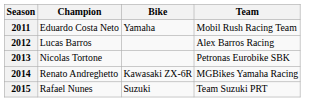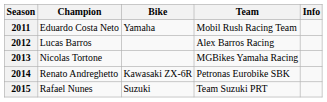+ column: (311, 12)
(243, 58) Petronas Eurobike SBK -> (247, 58) MGBikes Yamaha Racing
(247, 74) MGBikes Yamaha Racing -> (243, 74) Petronas Eurobike SBK
